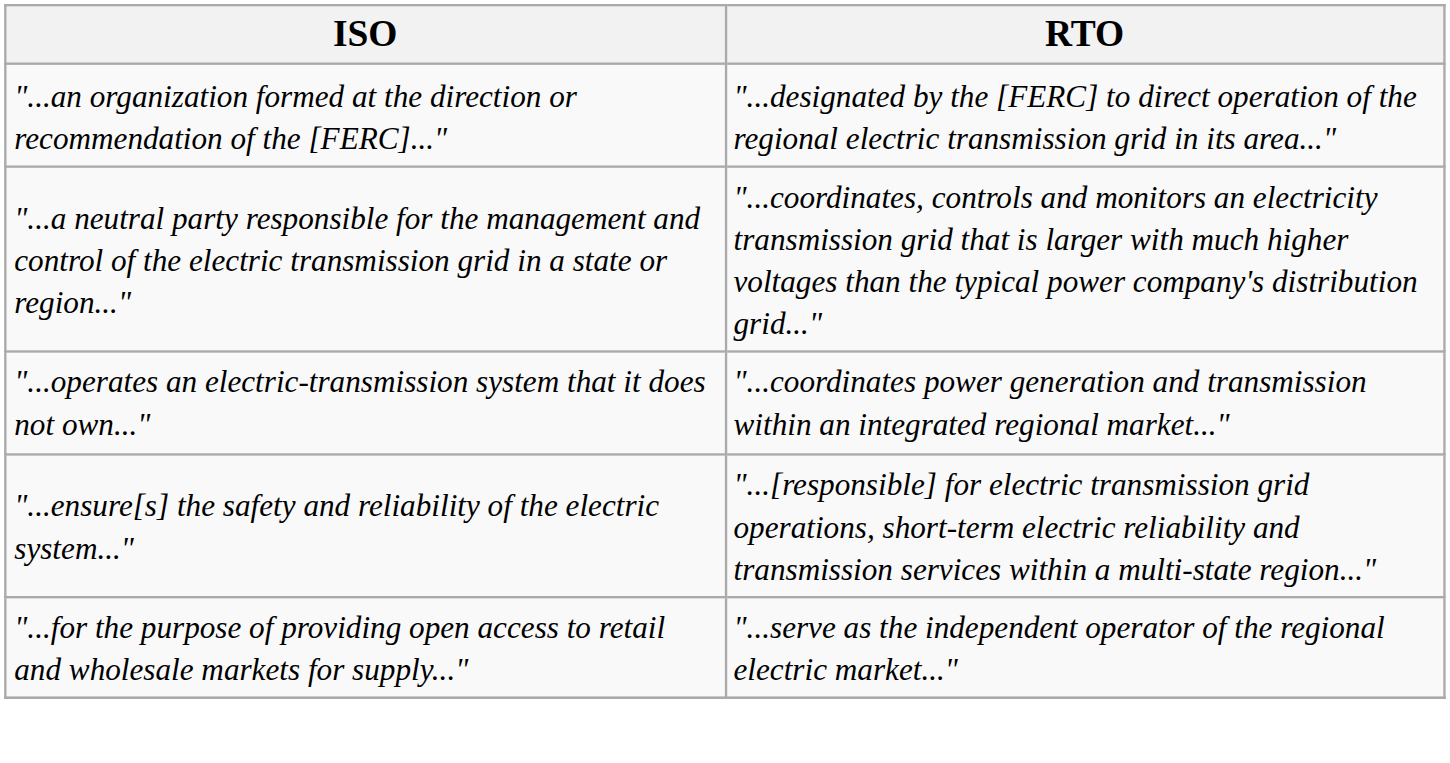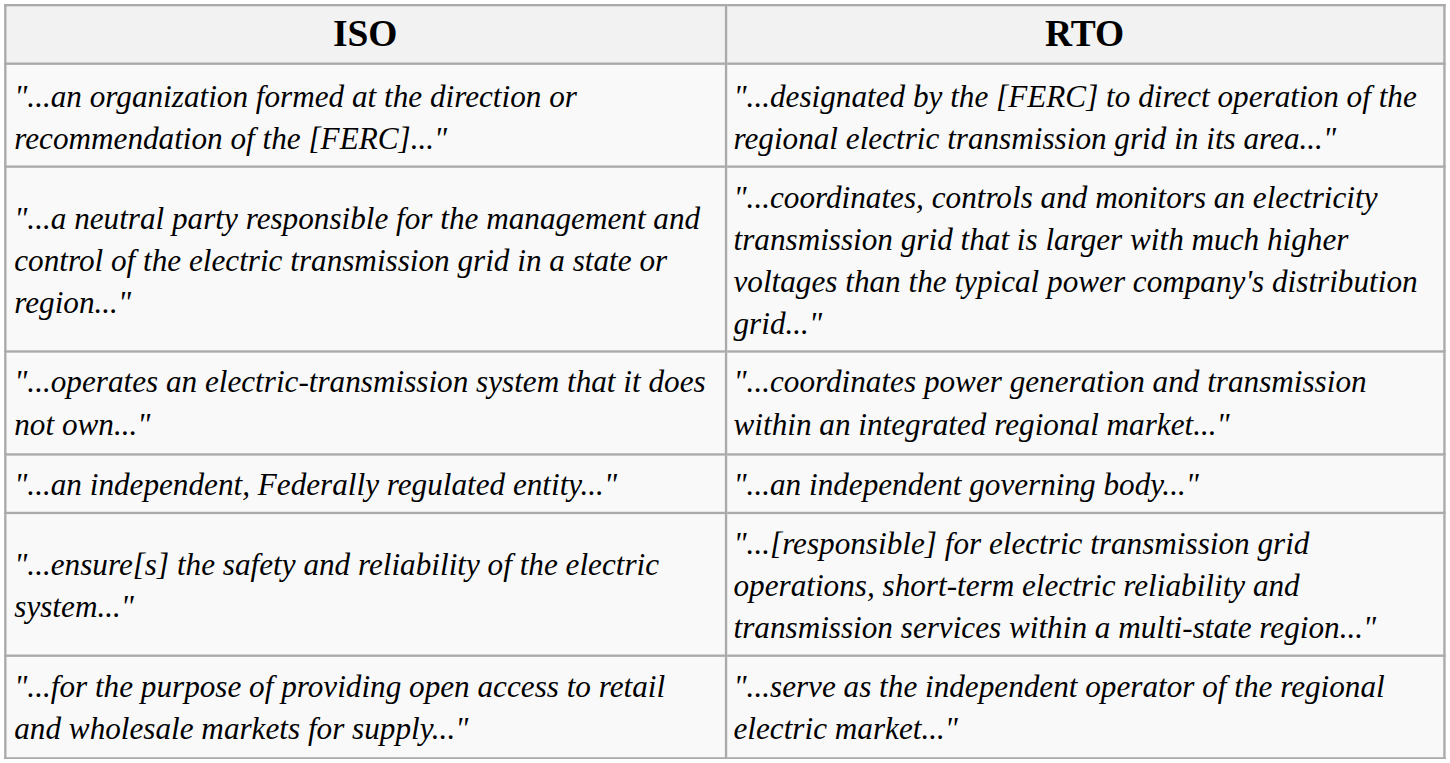+ row: (316, 484)
